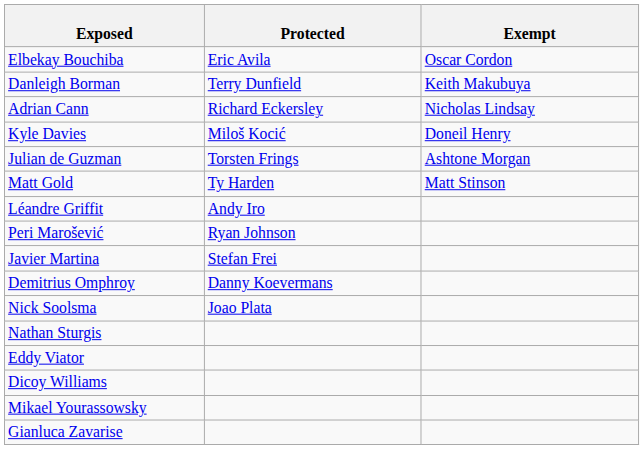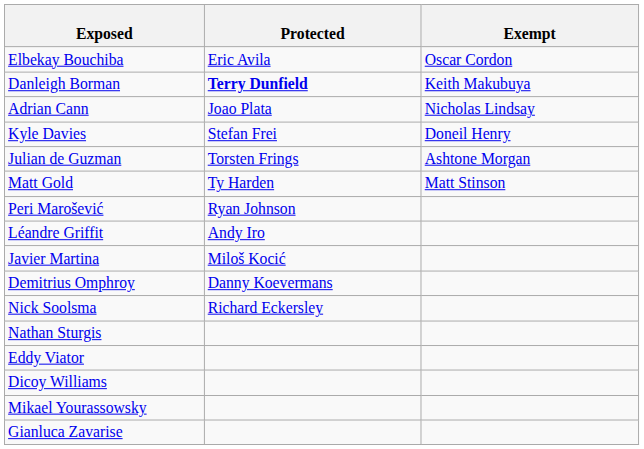(254, 84) normal -> (258, 84) bold
(265, 109) Richard Eckersley -> (240, 109) Joao Plata
(247, 134) Miloš Kocić -> (242, 134) Stefan Frei
rows swapped: (56, 208) <-> (56, 233)
(242, 258) Stefan Frei -> (247, 258) Miloš Kocić
(240, 308) Joao Plata -> (265, 308) Richard Eckersley
